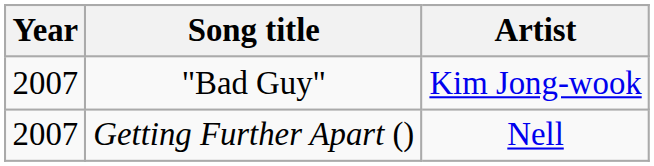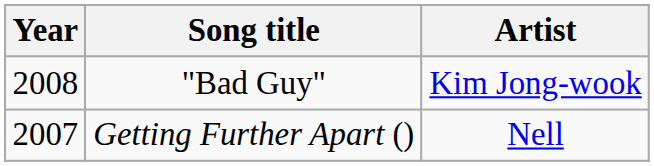(45, 82) 2007 -> (45, 82) 2008
